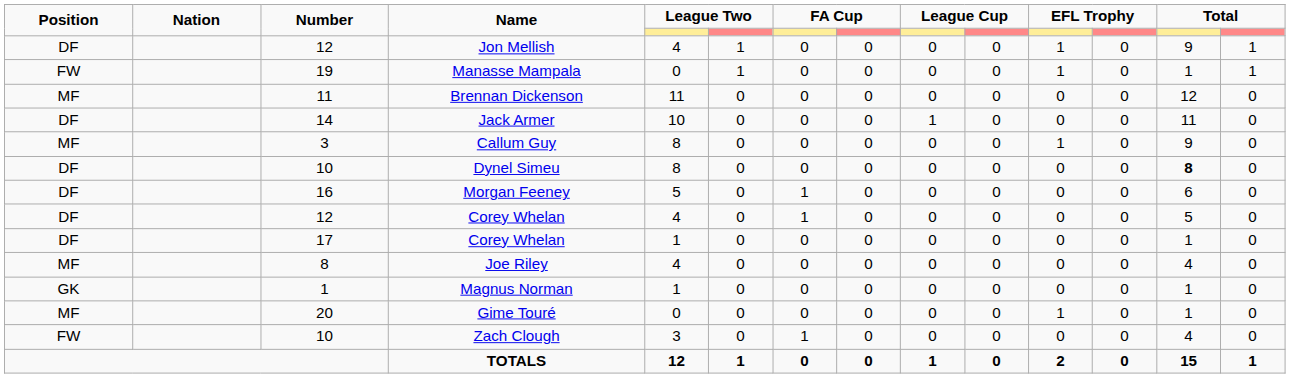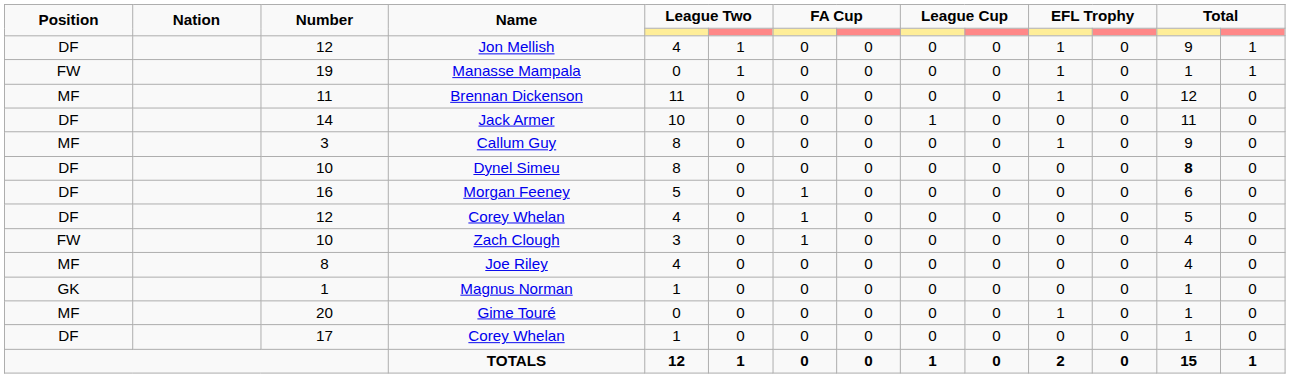(1061, 95) 0 -> (1061, 95) 1
rows swapped: (324, 336) <-> (324, 240)
